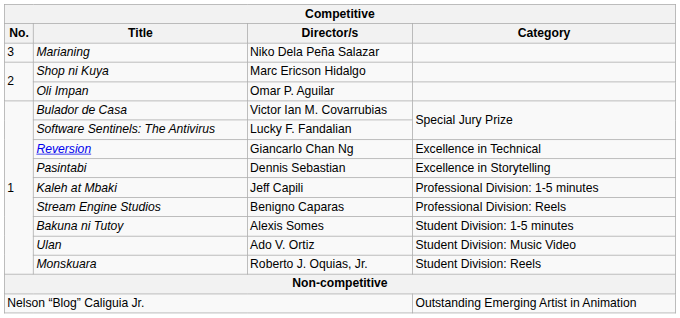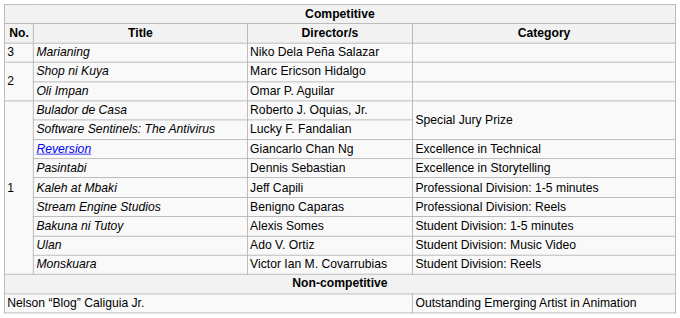(319, 110) Victor Ian M. Covarrubias -> (309, 110) Roberto J. Oquias, Jr.
(309, 264) Roberto J. Oquias, Jr. -> (319, 264) Victor Ian M. Covarrubias
